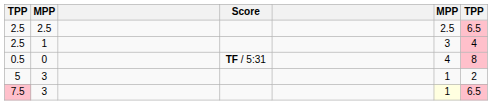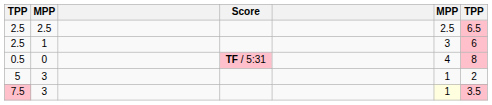(474, 44) 4 -> (474, 44) 6
(246, 60) no background -> (246, 60) pink background
(474, 92) 6.5 -> (474, 92) 3.5
